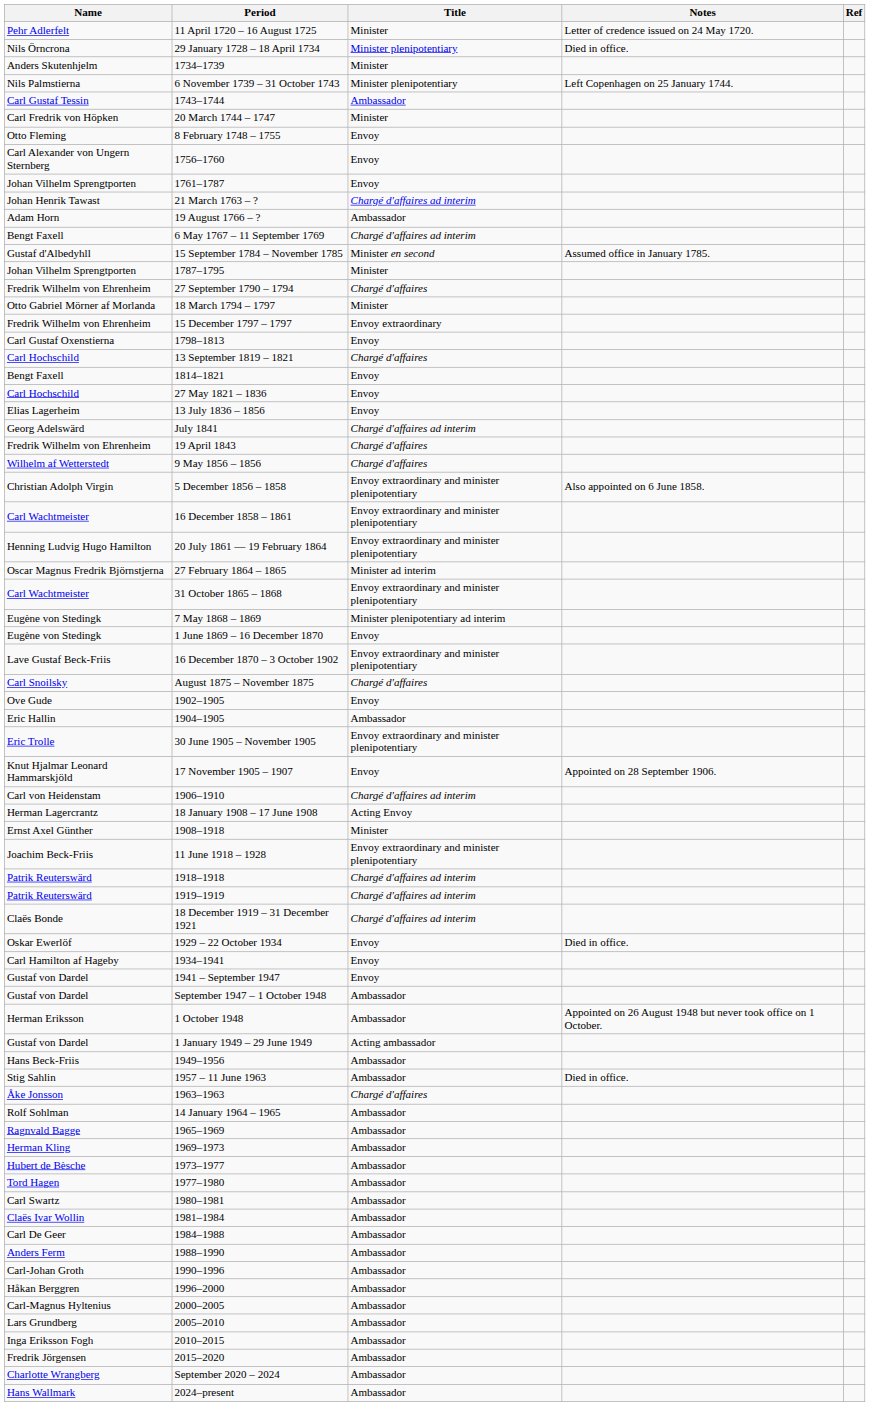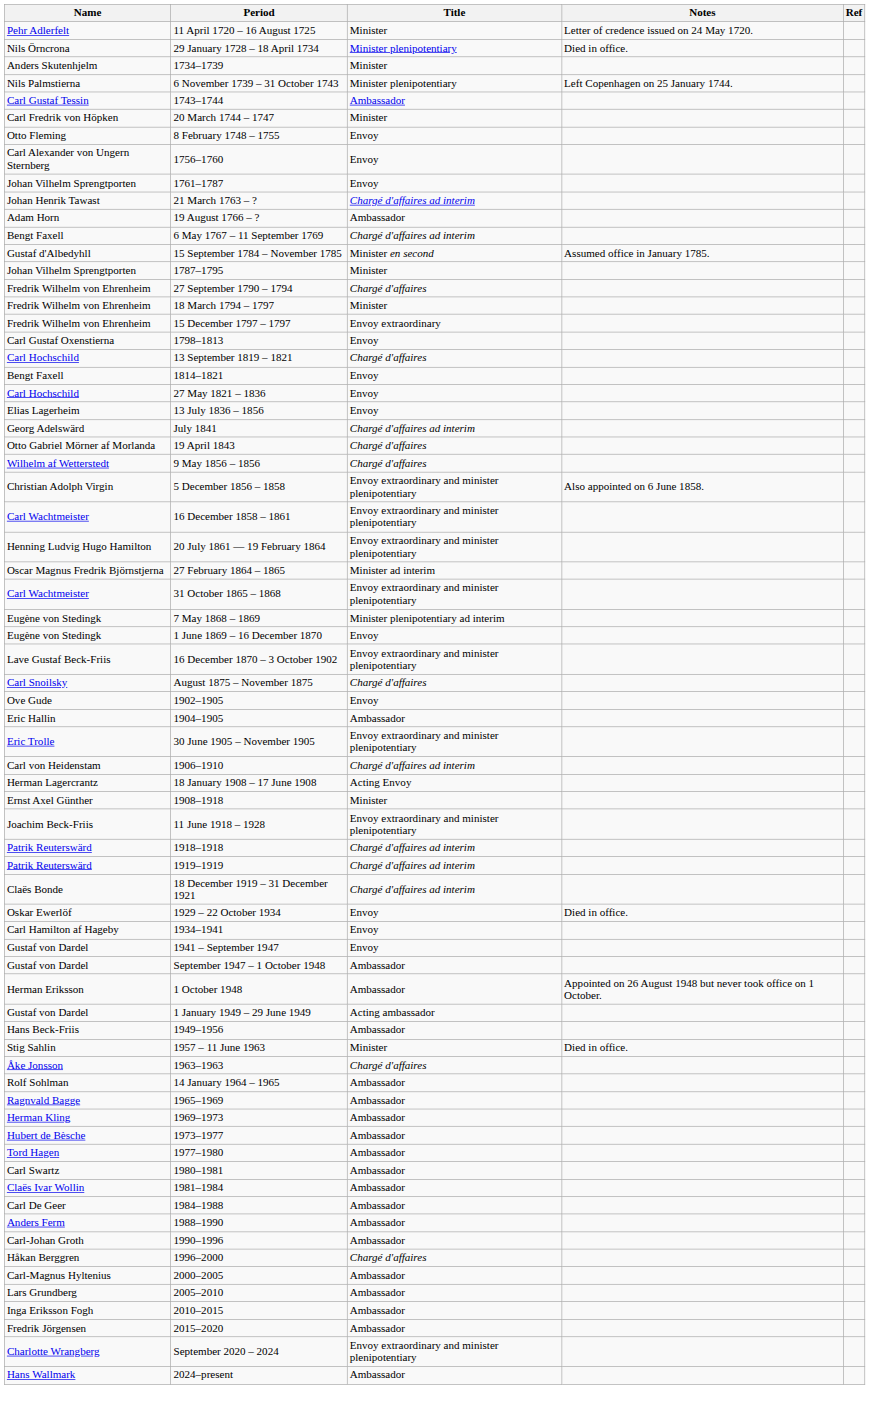(81, 305) Otto Gabriel Mörner af Morlanda -> (79, 305) Fredrik Wilhelm von Ehrenheim
(79, 445) Fredrik Wilhelm von Ehrenheim -> (81, 445) Otto Gabriel Mörner af Morlanda
- row: (234, 771)
(378, 1077) Ambassador -> (368, 1047) Minister
(378, 1287) Ambassador -> (388, 1258) Chargé d'affaires
(378, 1375) Ambassador -> (424, 1351) Envoy extraordinary and minister plenipotentiary
